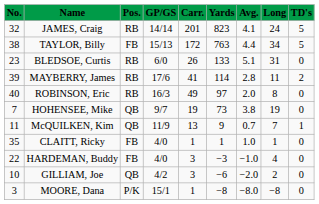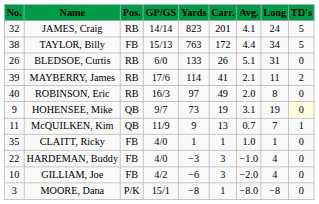columns swapped: (193, 12) <-> (222, 12)
(14, 61) 23 -> (14, 61) 26
(249, 77) 2.8 -> (249, 77) 2.1
(14, 110) 7 -> (14, 110) 9
(249, 110) 3.8 -> (249, 110) 3.1
(301, 110) no background -> (301, 110) lightyellow background
(132, 175) QB -> (132, 175) FB
(275, 175) 2 -> (275, 175) 4
